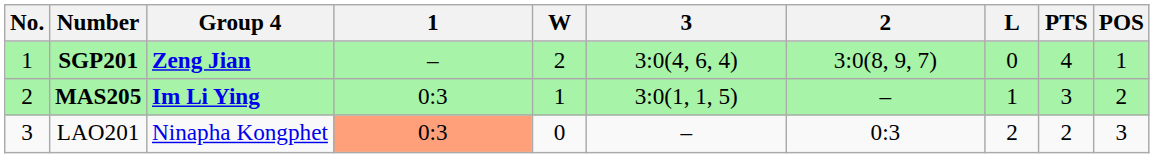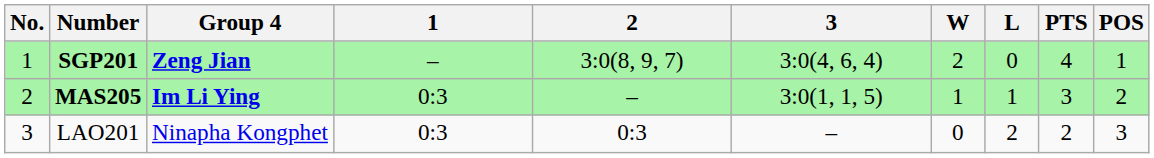columns swapped: (885, 22) <-> (560, 22)
(433, 133) lightsalmon background -> (433, 133) no background
